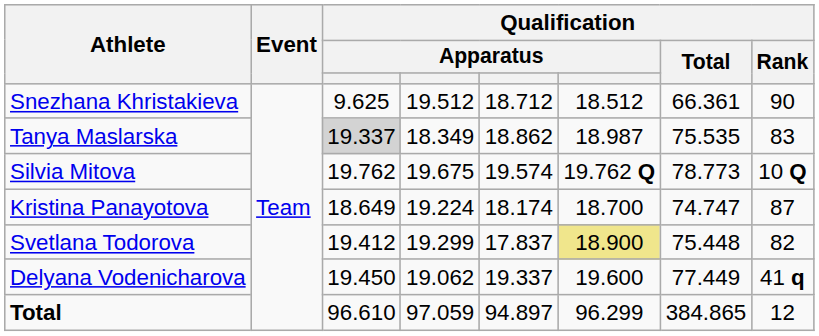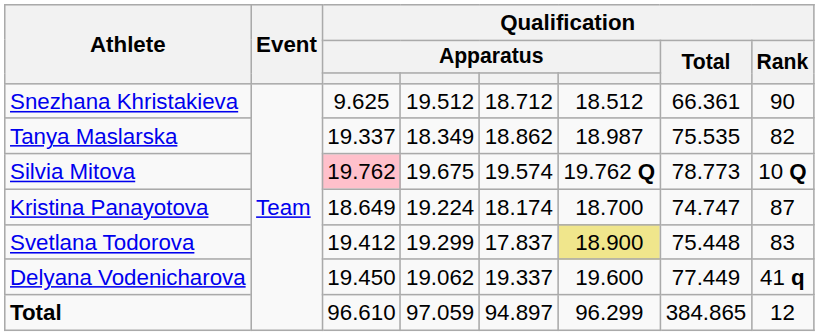(361, 137) lightgrey background -> (361, 137) no background
(782, 137) 83 -> (782, 137) 82
(361, 172) no background -> (361, 172) pink background
(782, 242) 82 -> (782, 242) 83
